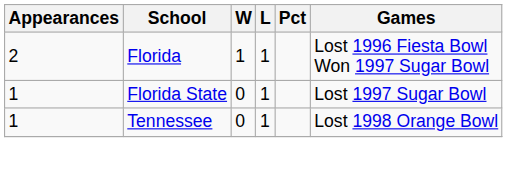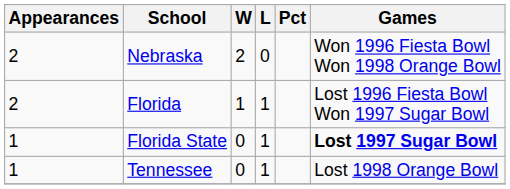+ row: (165, 56)
(400, 94) normal -> (406, 141) bold
